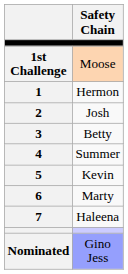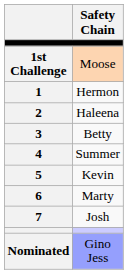(98, 112) Josh -> (98, 112) Haleena
(98, 216) Haleena -> (98, 216) Josh
